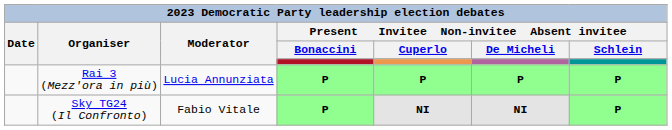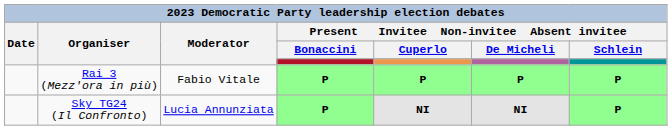(219, 80) Lucia Annunziata -> (219, 80) Fabio Vitale
(219, 110) Fabio Vitale -> (219, 110) Lucia Annunziata
